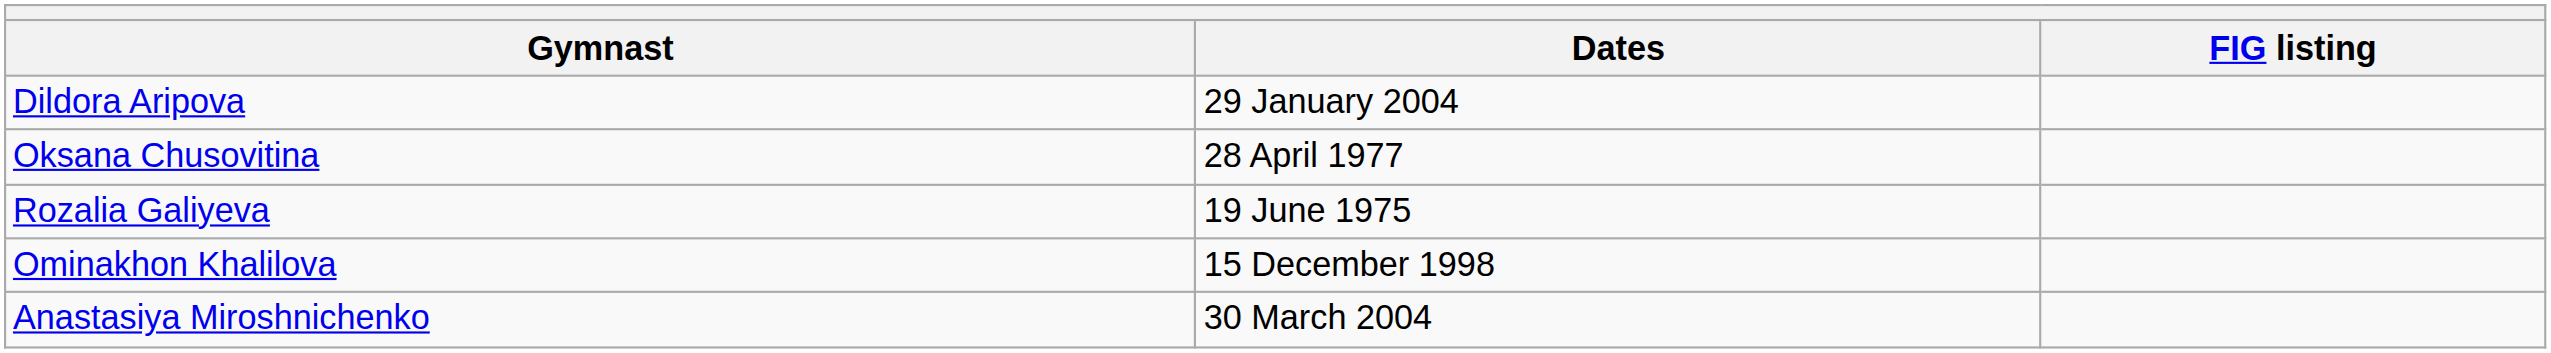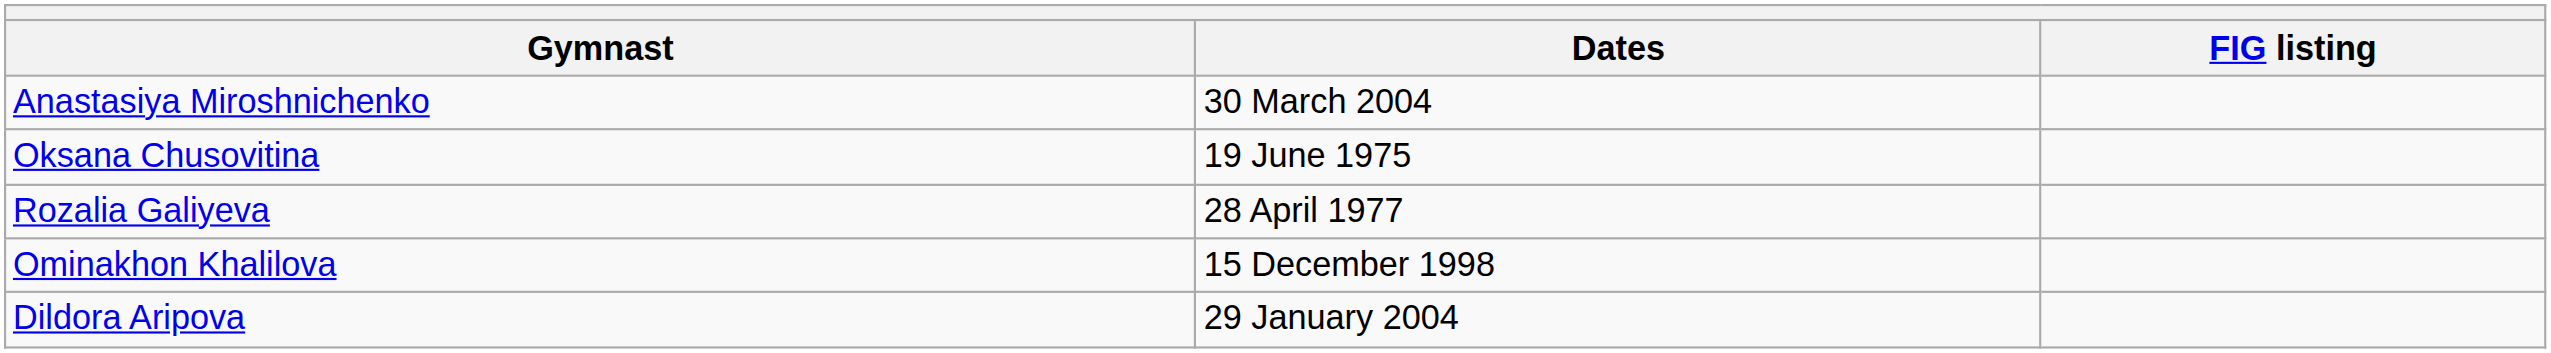rows swapped: (129, 101) <-> (221, 318)
(1304, 156) 28 April 1977 -> (1307, 156) 19 June 1975
(1307, 210) 19 June 1975 -> (1304, 210) 28 April 1977
